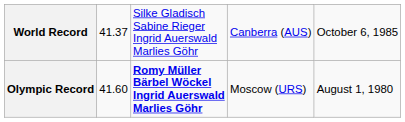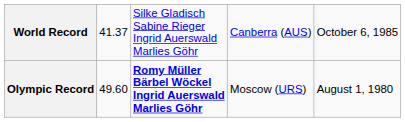(114, 89) 41.60 -> (114, 89) 49.60
